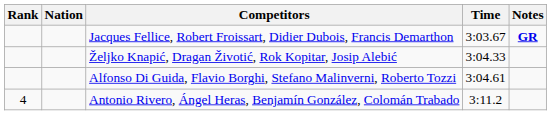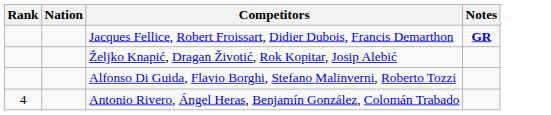- column: (486, 15)
